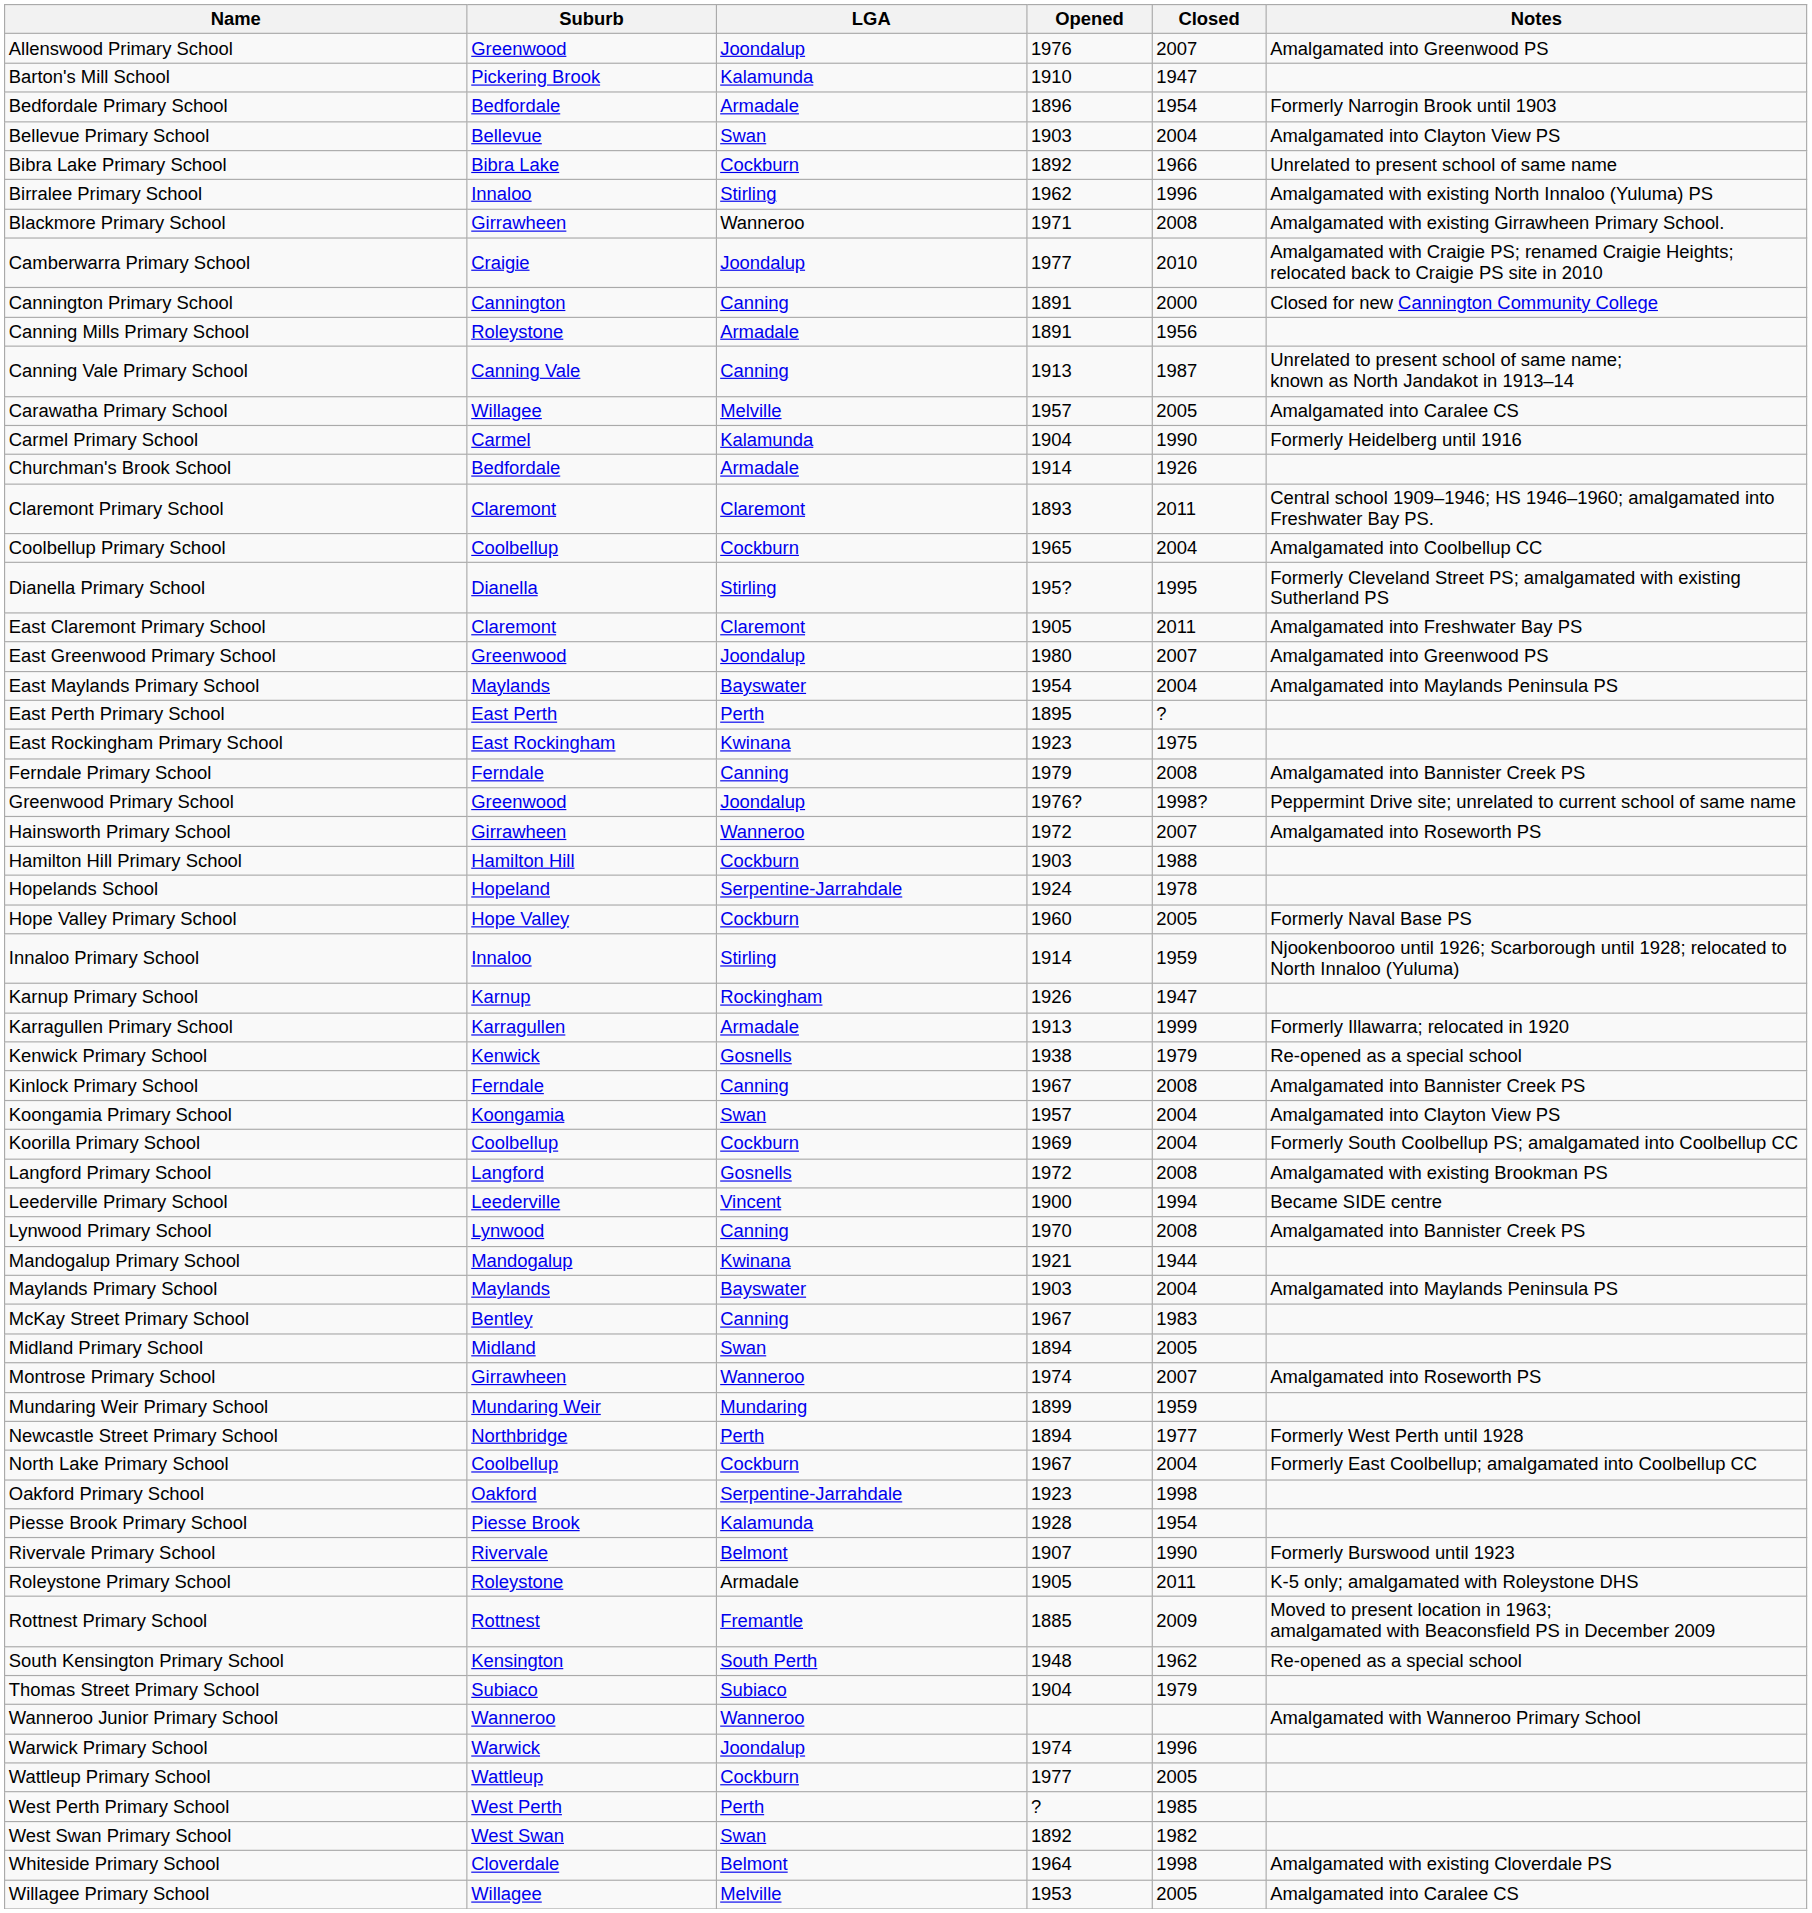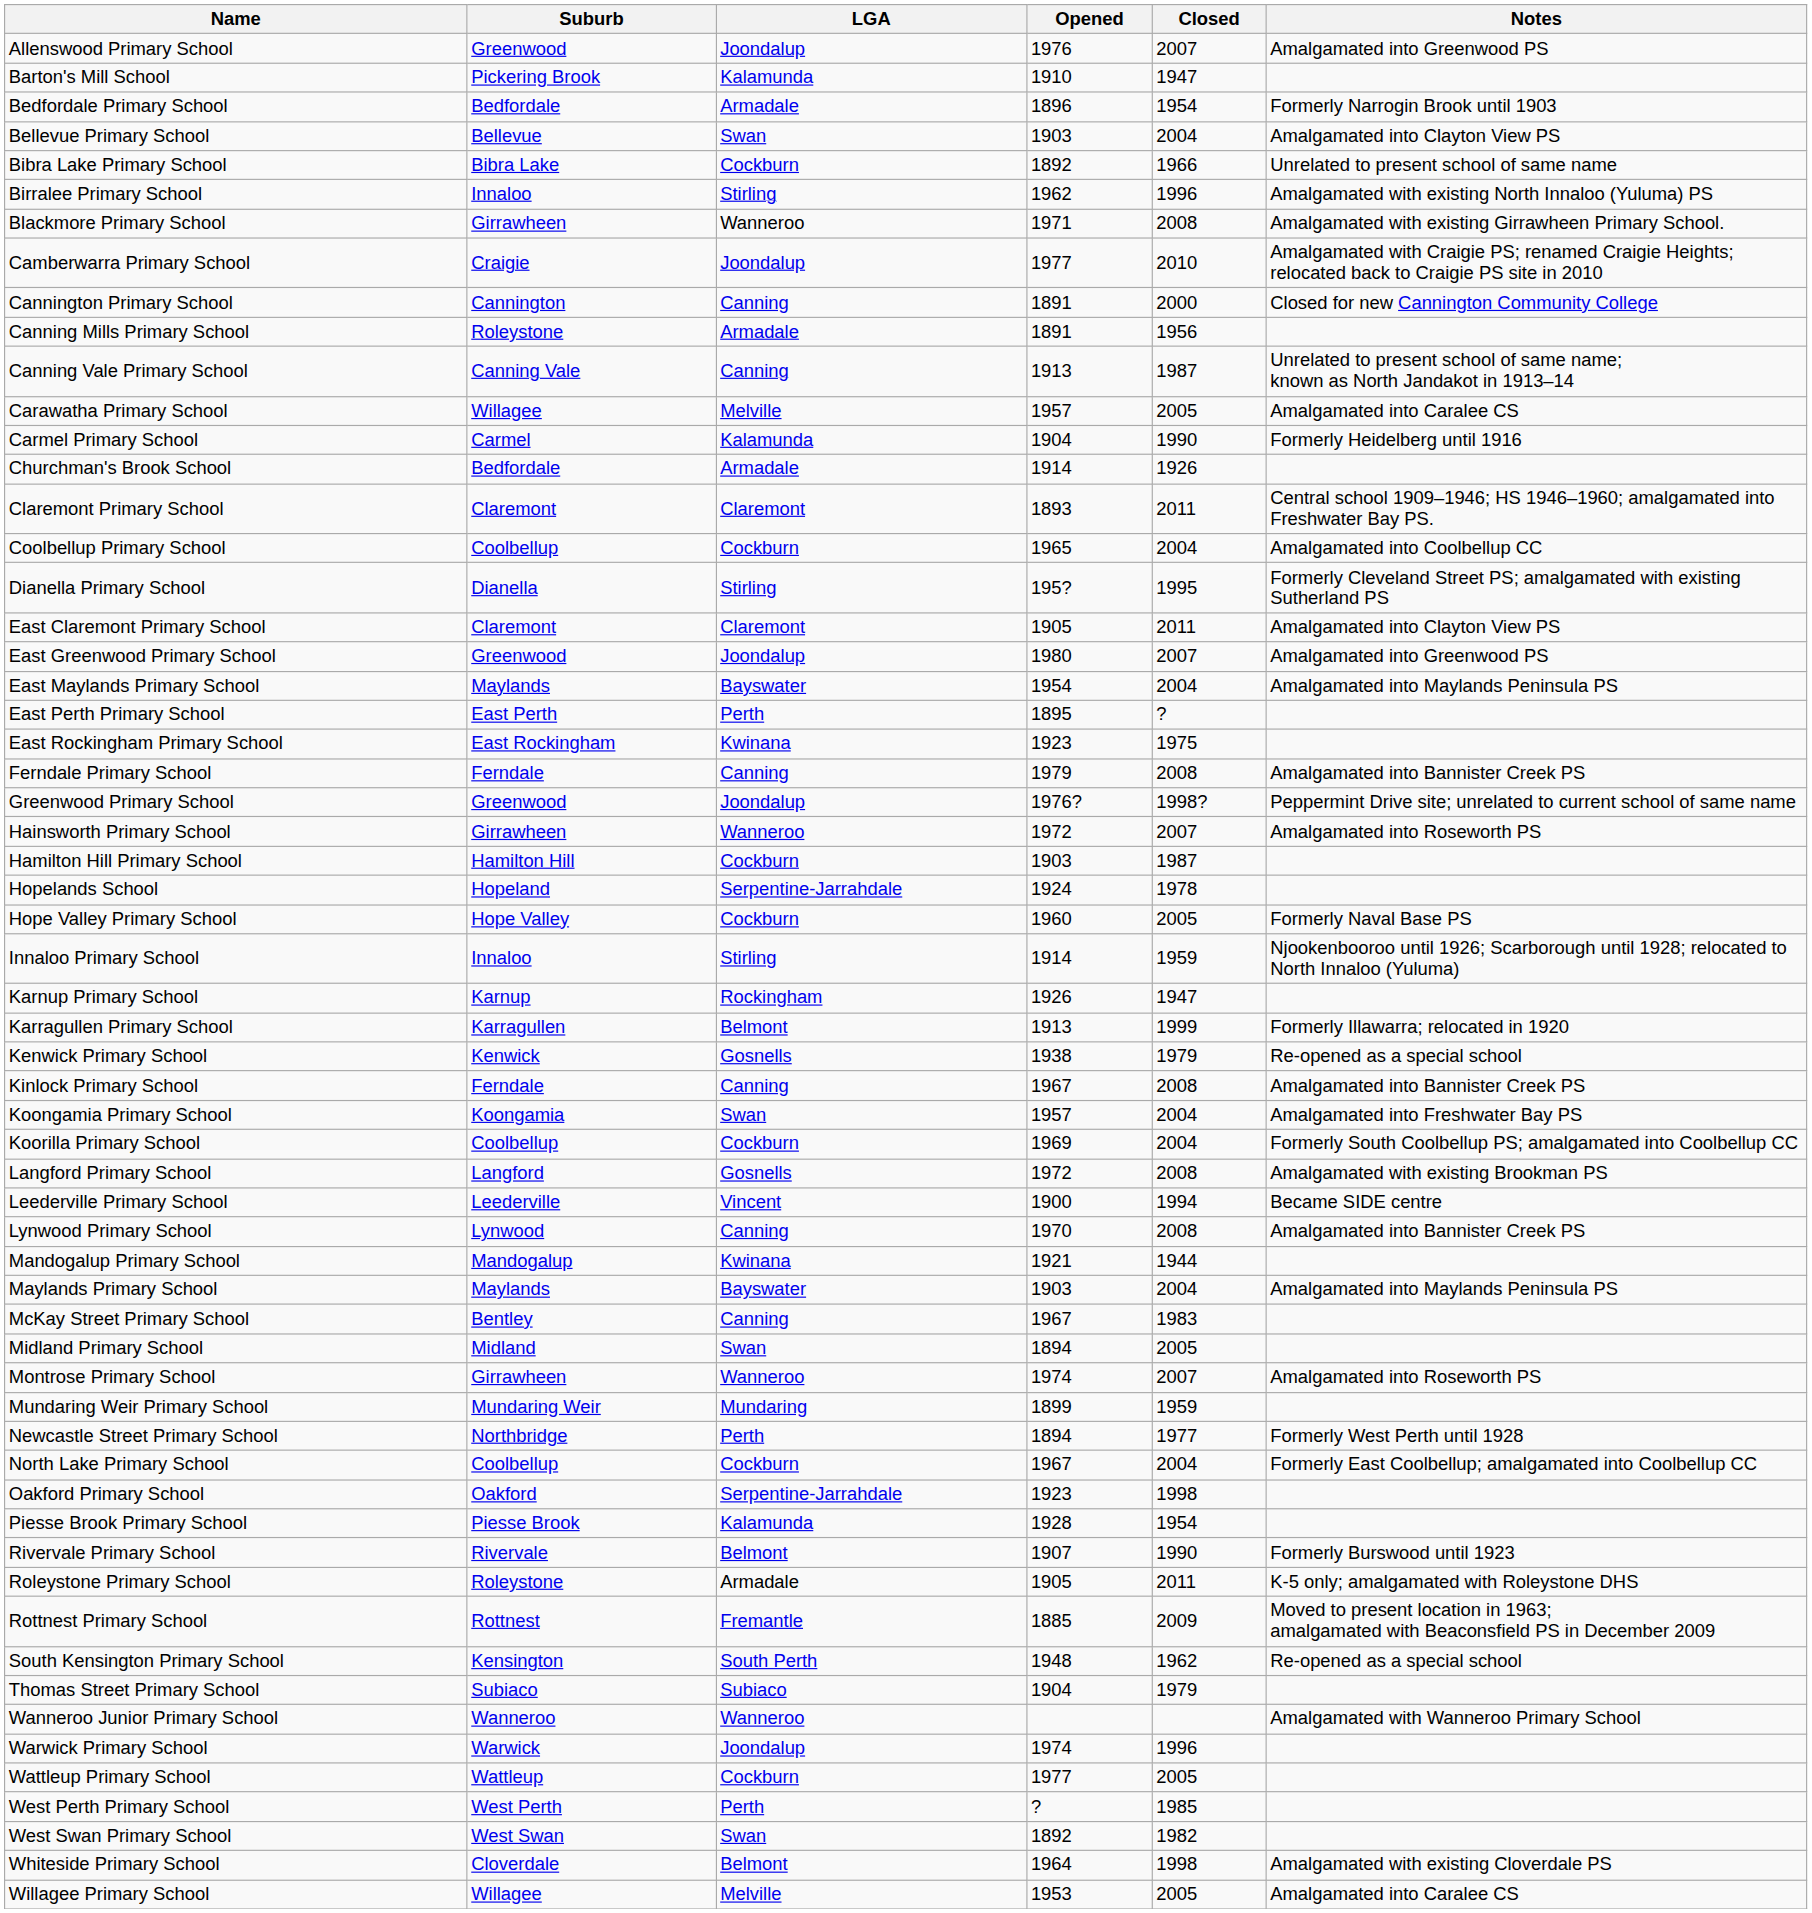(1426, 627) Amalgamated into Freshwater Bay PS -> (1415, 627) Amalgamated into Clayton View PS
(1177, 860) 1988 -> (1177, 860) 1987
(760, 1027) Armadale -> (754, 1027) Belmont
(1415, 1114) Amalgamated into Clayton View PS -> (1426, 1114) Amalgamated into Freshwater Bay PS
